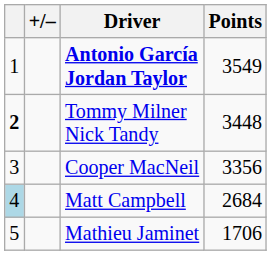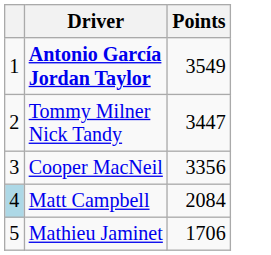- column: (42, 21)
(14, 123) bold -> (14, 123) normal
(242, 123) 3448 -> (206, 123) 3447
(242, 201) 2684 -> (206, 201) 2084
